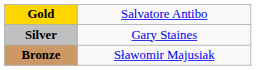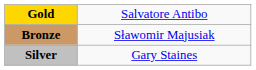rows swapped: (41, 34) <-> (41, 55)
